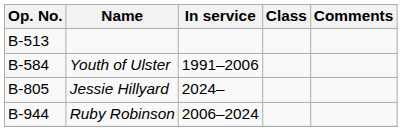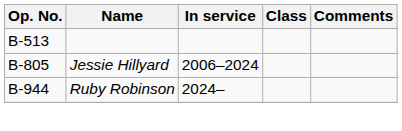- row: (29, 65)
(203, 89) 2024– -> (220, 65) 2006–2024
(220, 114) 2006–2024 -> (203, 89) 2024–
